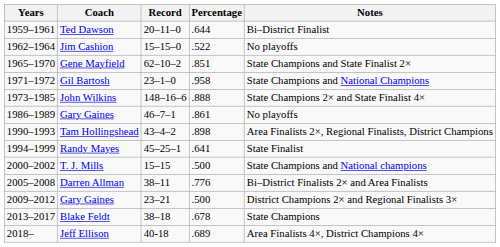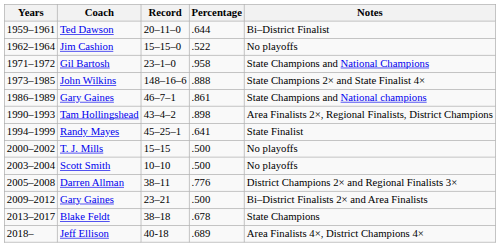- row: (31, 64)
(272, 115) No playoffs -> (337, 98) State Champions and National champions
(337, 166) State Champions and National champions -> (272, 149) No playoffs
+ row: (31, 166)
(337, 183) Bi–District Finalists 2× and Area Finalists -> (352, 183) District Champions 2× and Regional Finalists 3×
(352, 200) District Champions 2× and Regional Finalists 3× -> (337, 200) Bi–District Finalists 2× and Area Finalists
